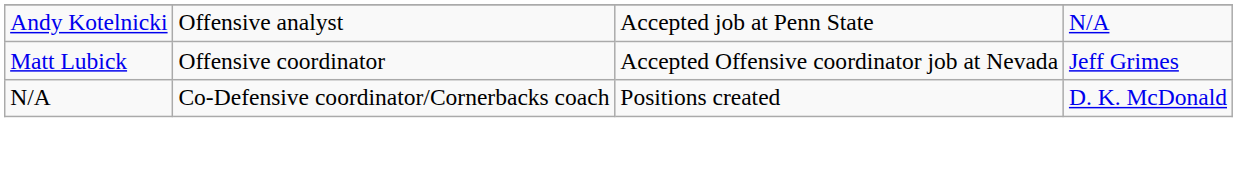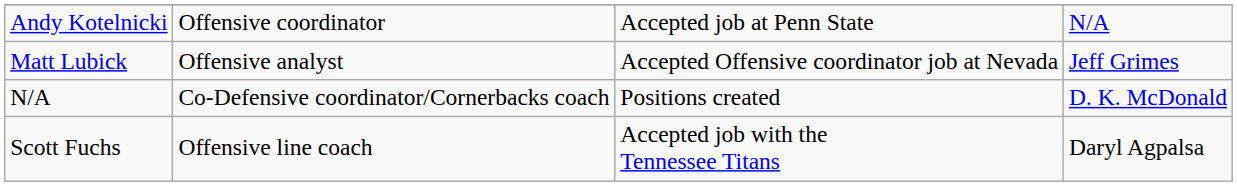(261, 23) Offensive analyst -> (282, 23) Offensive coordinator
(282, 60) Offensive coordinator -> (261, 60) Offensive analyst
+ row: (65, 148)
